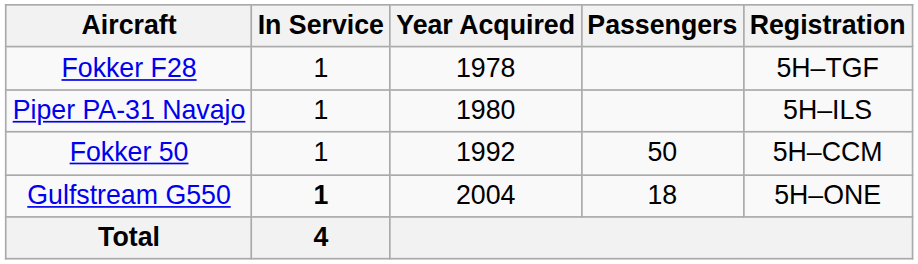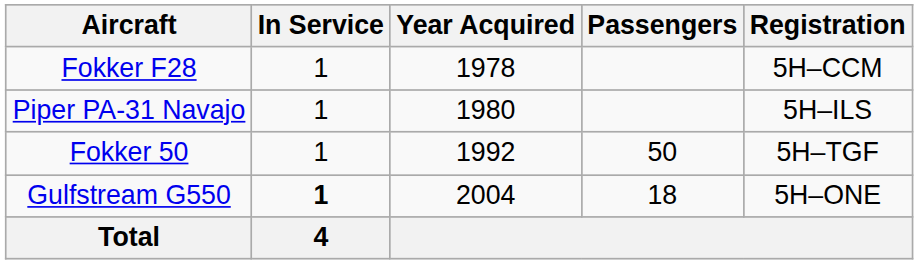(828, 68) 5H–TGF -> (828, 68) 5H–CCM
(828, 152) 5H–CCM -> (828, 152) 5H–TGF
